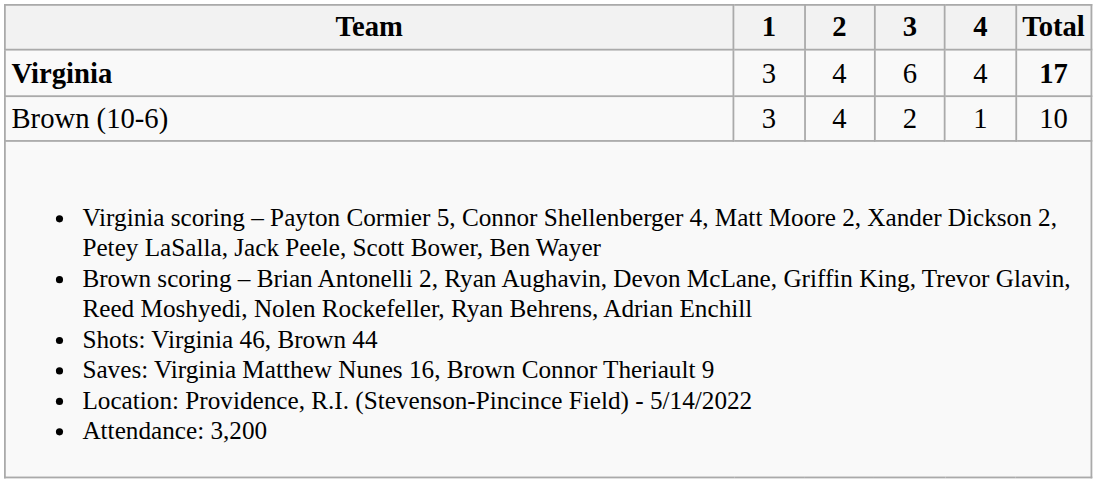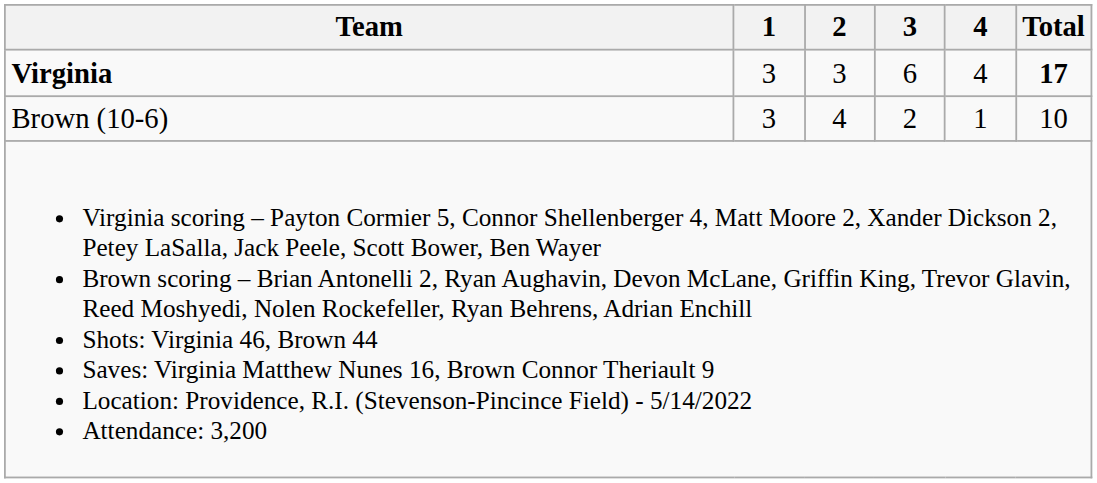(839, 72) 4 -> (839, 72) 3
